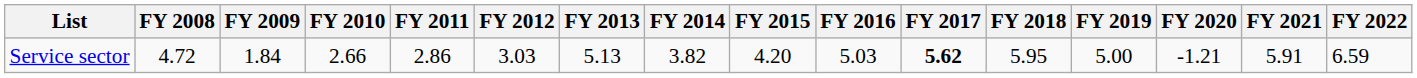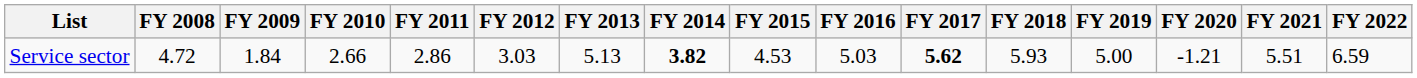(687, 55) normal -> (687, 55) bold
(773, 55) 4.20 -> (773, 55) 4.53
(1029, 55) 5.95 -> (1029, 55) 5.93
(1284, 55) 5.91 -> (1284, 55) 5.51
